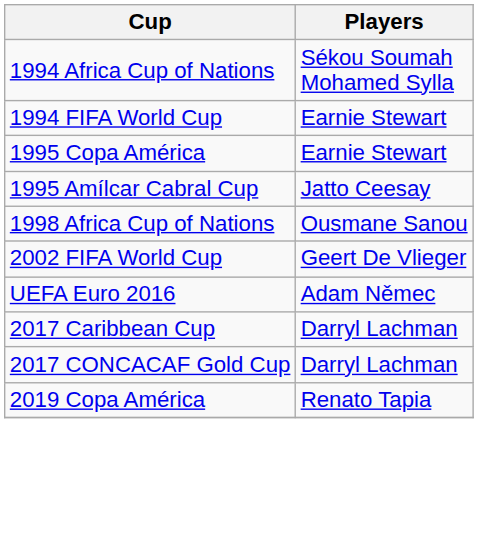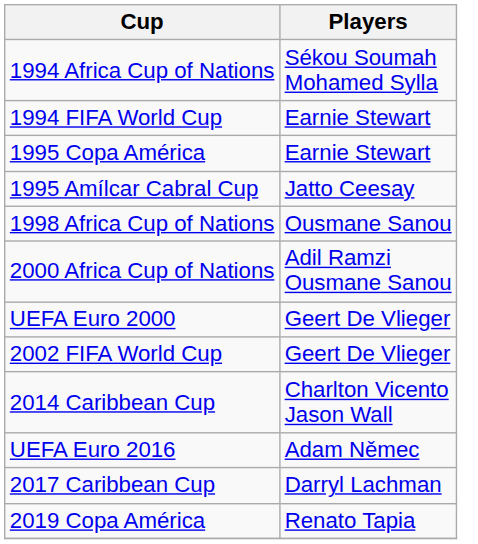+ row: (142, 271)
+ row: (93, 319)
+ row: (112, 402)
- row: (150, 364)
